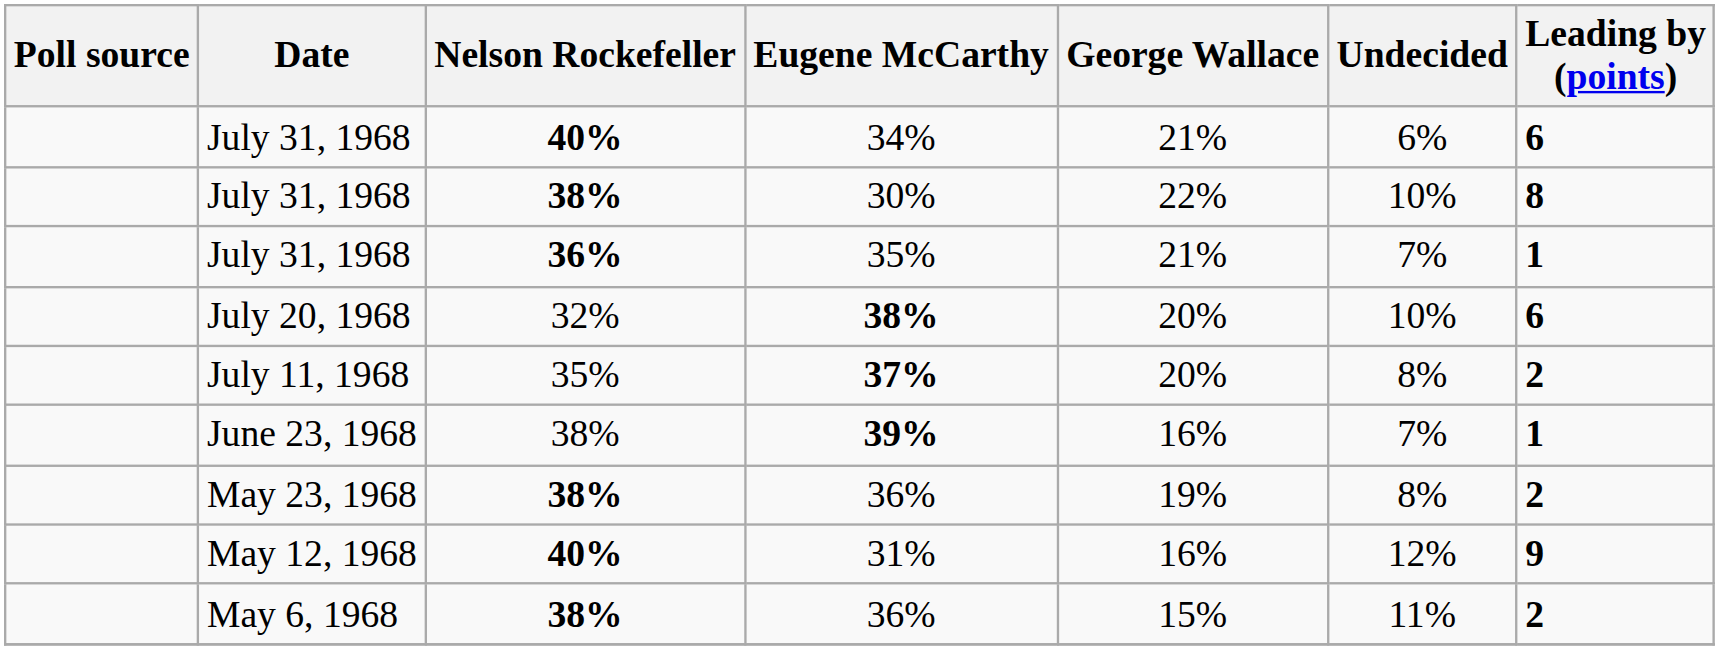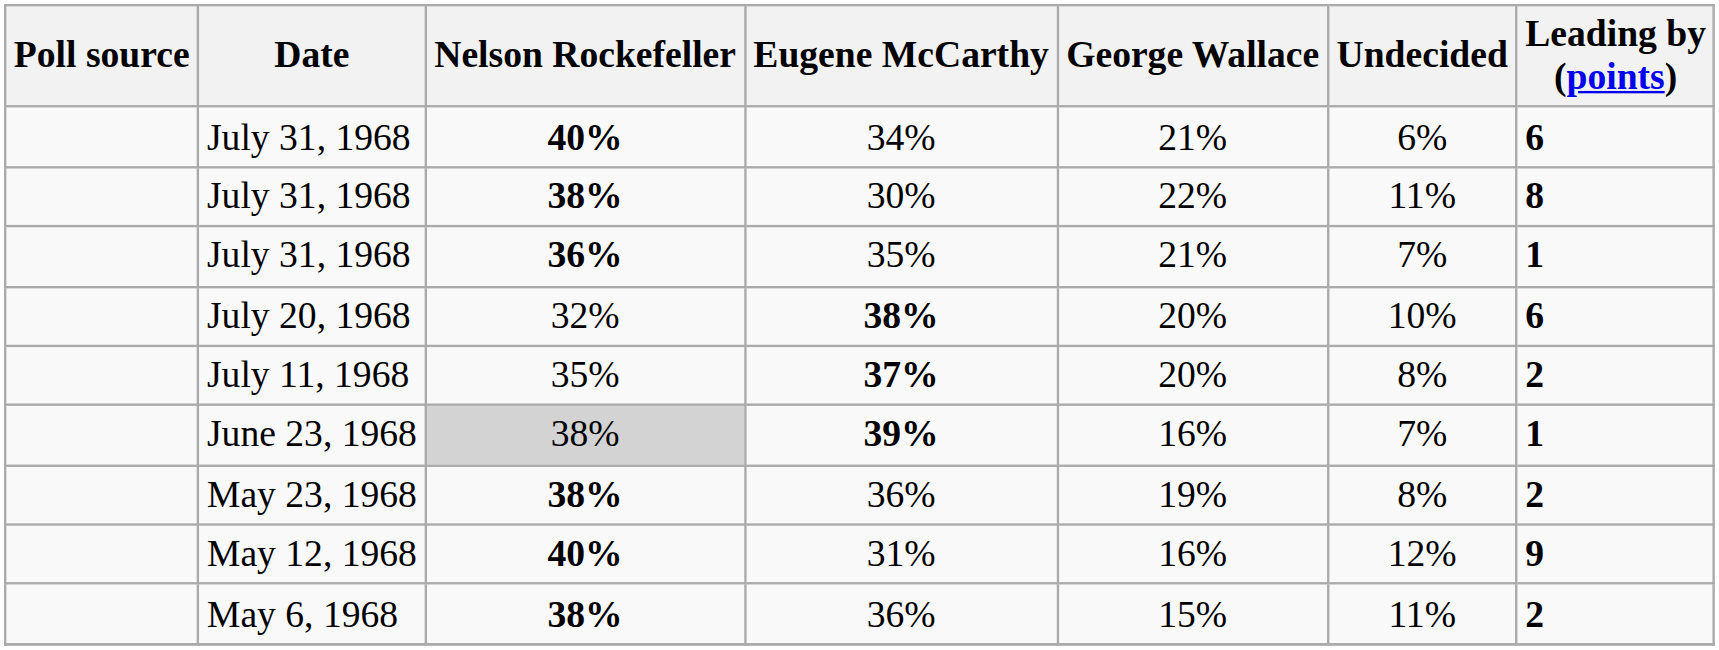(1422, 195) 10% -> (1422, 195) 11%
(585, 434) no background -> (585, 434) lightgrey background
